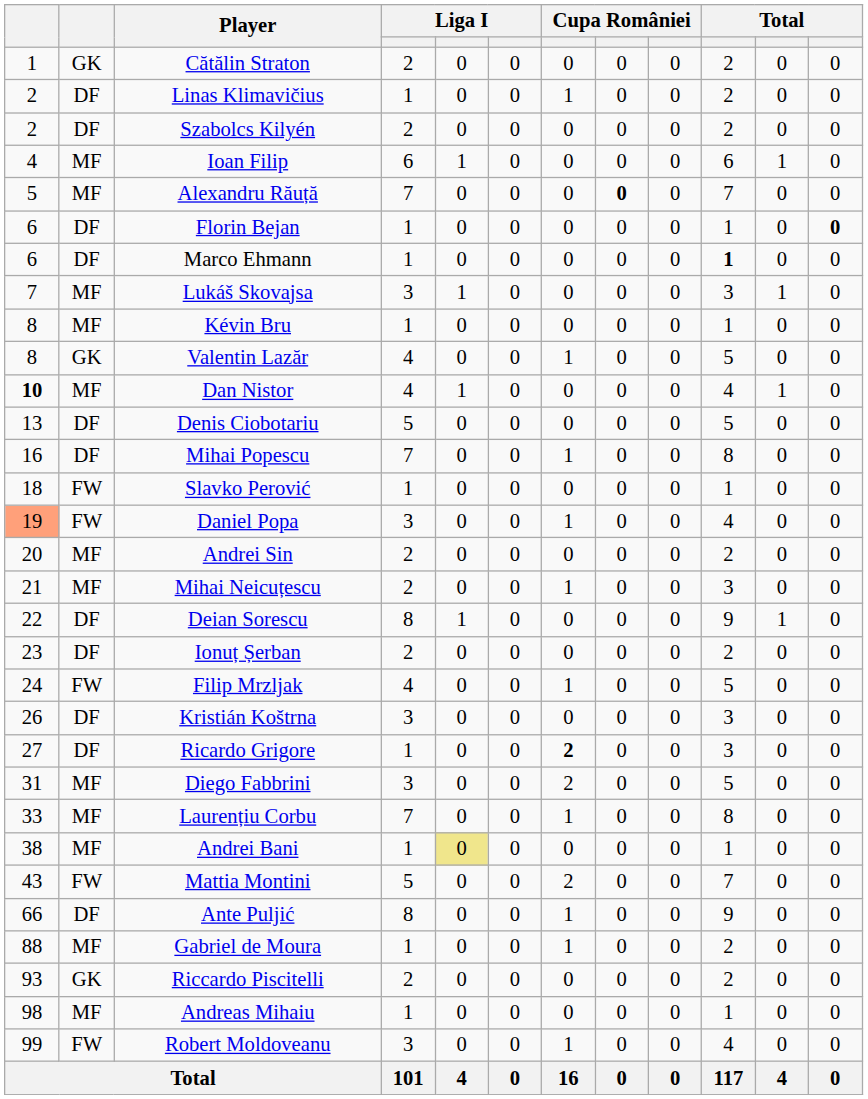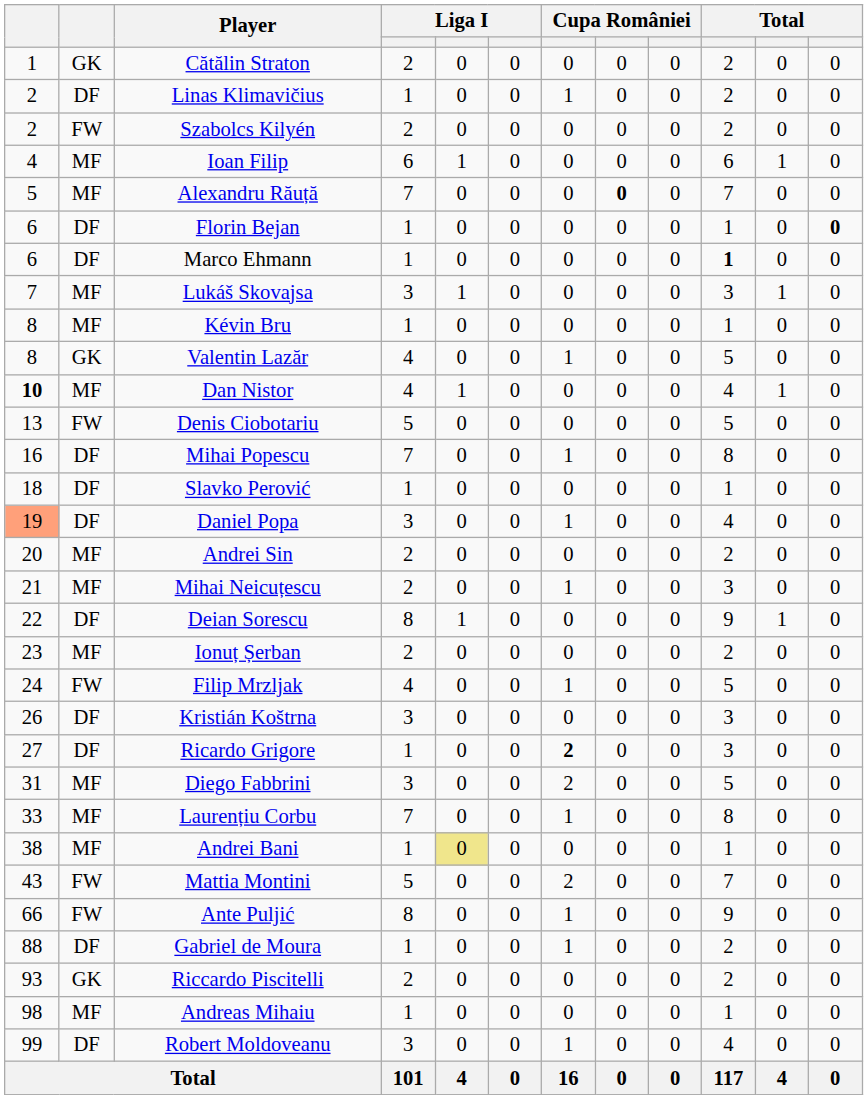(87, 128) DF -> (87, 128) FW
(87, 423) DF -> (87, 423) FW
(87, 488) FW -> (87, 488) DF
(87, 521) FW -> (87, 521) DF
(87, 652) DF -> (87, 652) MF
(87, 914) DF -> (87, 914) FW
(87, 946) MF -> (87, 946) DF
(87, 1045) FW -> (87, 1045) DF
